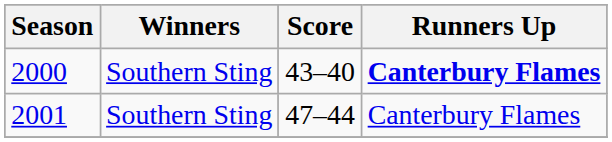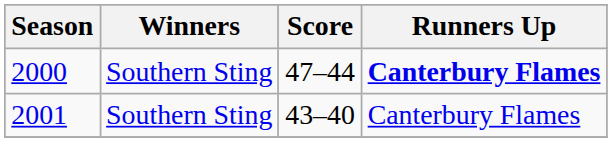(320, 70) 43–40 -> (320, 70) 47–44
(320, 114) 47–44 -> (320, 114) 43–40
